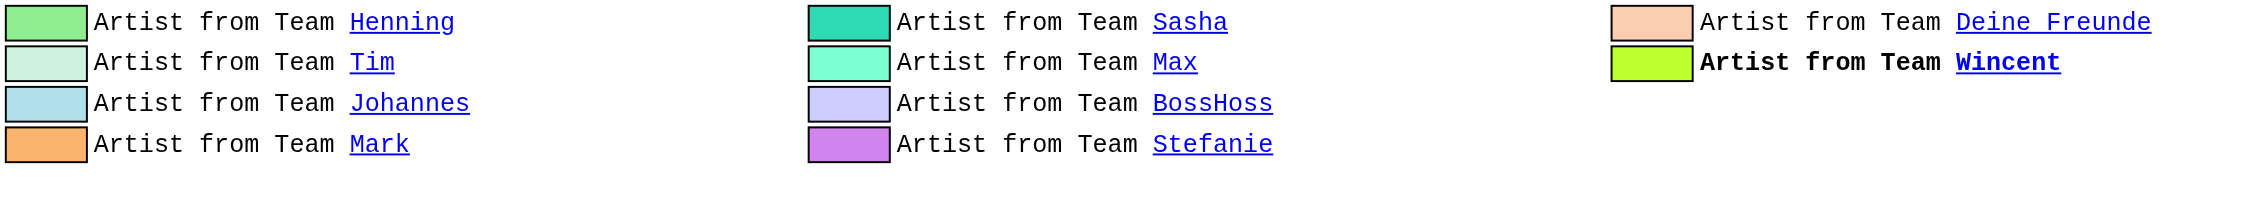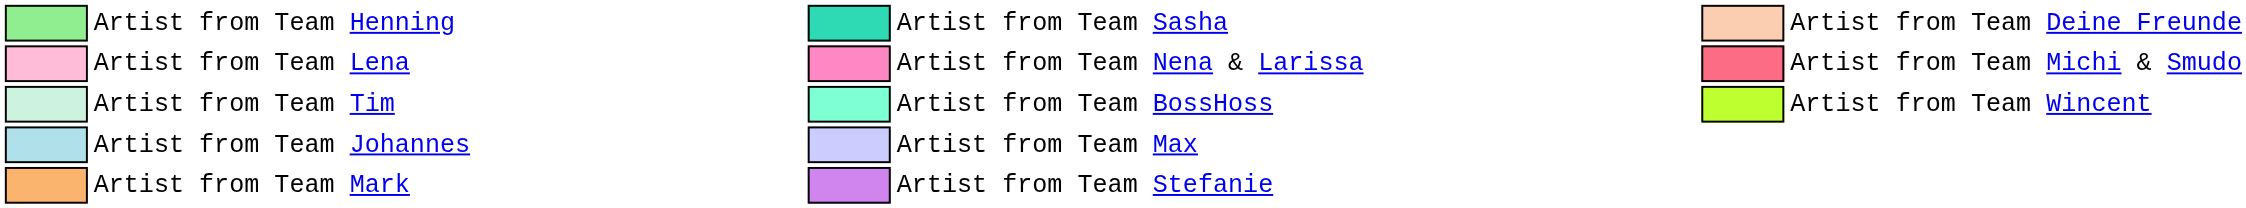+ row: (252, 64)
(1047, 64) Artist from Team Max -> (1085, 104) Artist from Team BossHoss
(1881, 64) bold -> (1971, 104) normal
(1085, 104) Artist from Team BossHoss -> (1047, 145) Artist from Team Max
